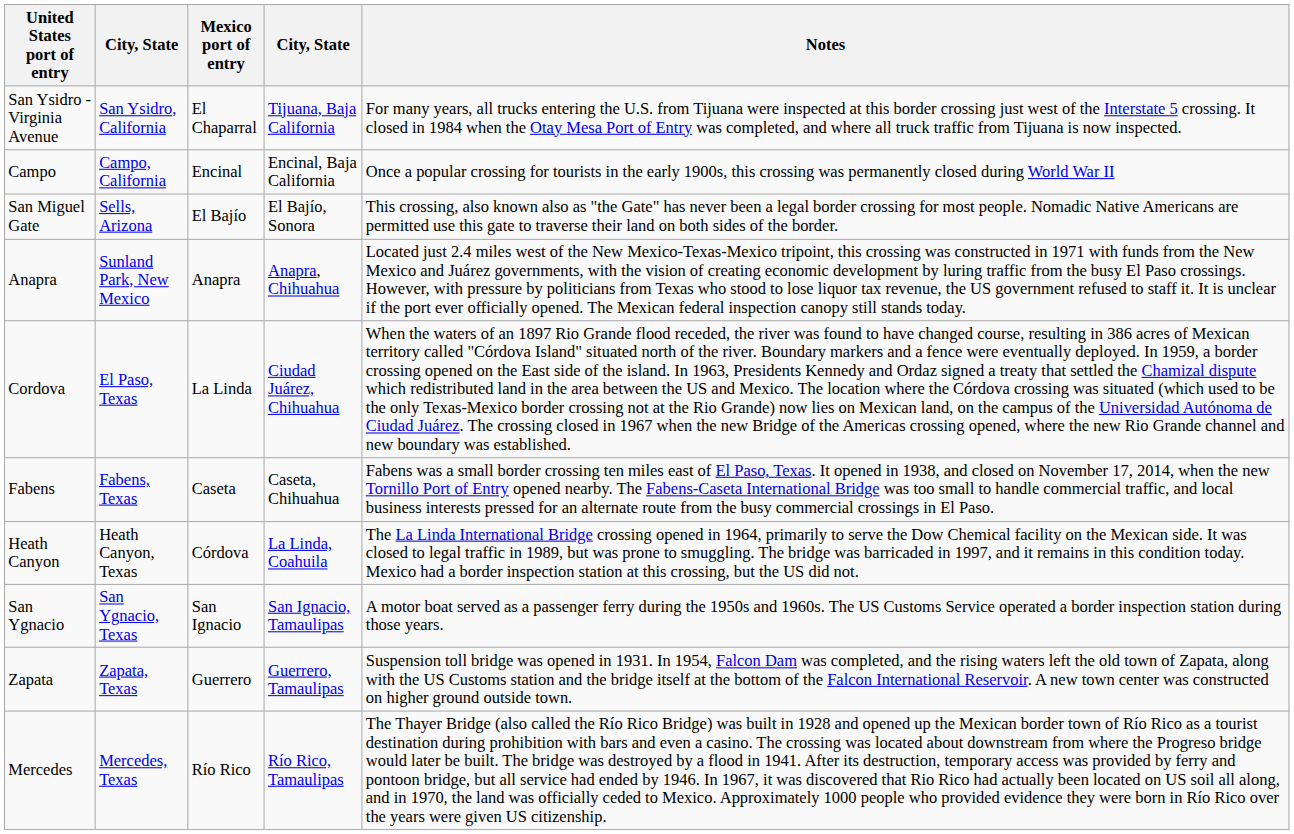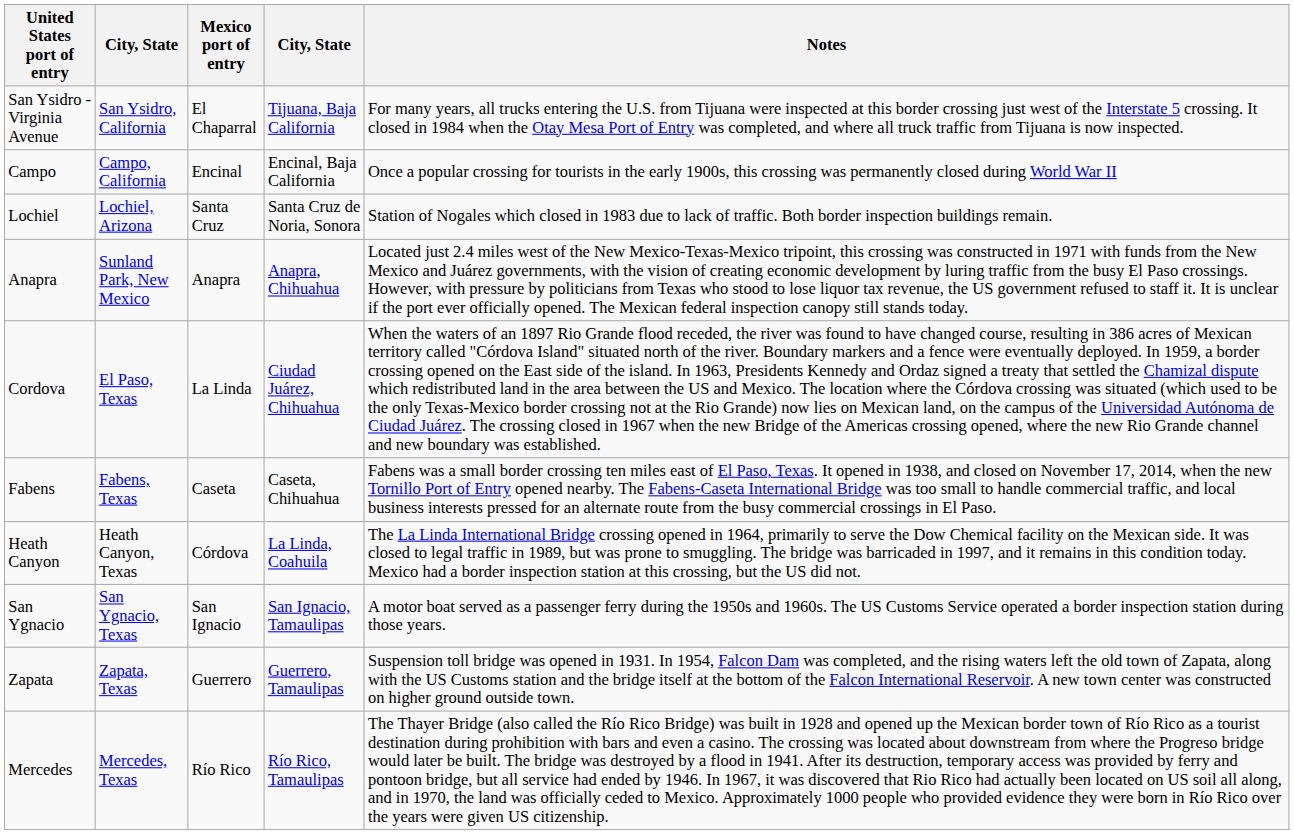- row: (47, 216)
+ row: (33, 216)
